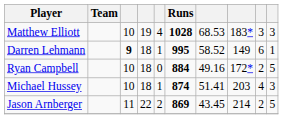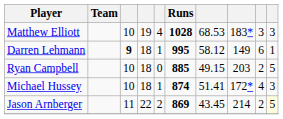(212, 50) 58.52 -> (212, 50) 58.12
(181, 68) 884 -> (181, 68) 885
(212, 68) 49.16 -> (212, 68) 49.15
(242, 68) 172* -> (242, 68) 203
(242, 86) 203 -> (242, 86) 172*
(272, 104) no background -> (272, 104) lightyellow background
